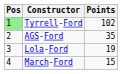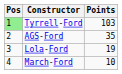(108, 24) 102 -> (108, 24) 103
(111, 63) 15 -> (111, 63) 10
